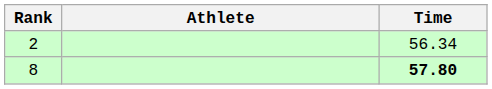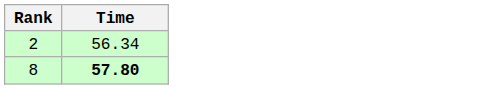- column: (221, 18)
